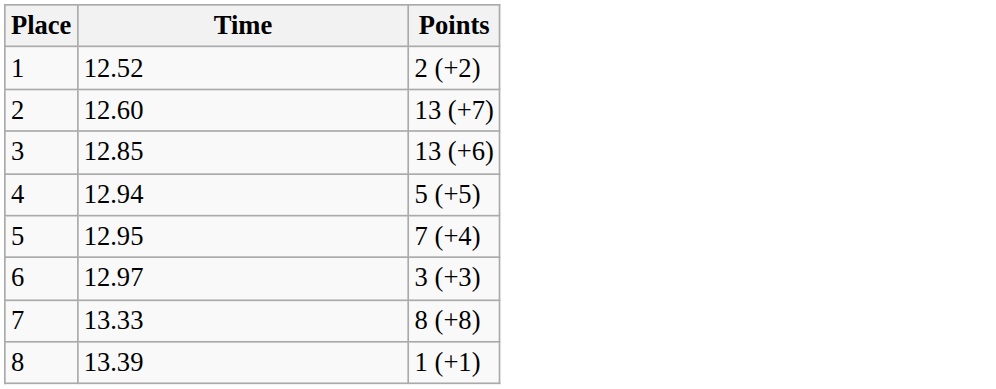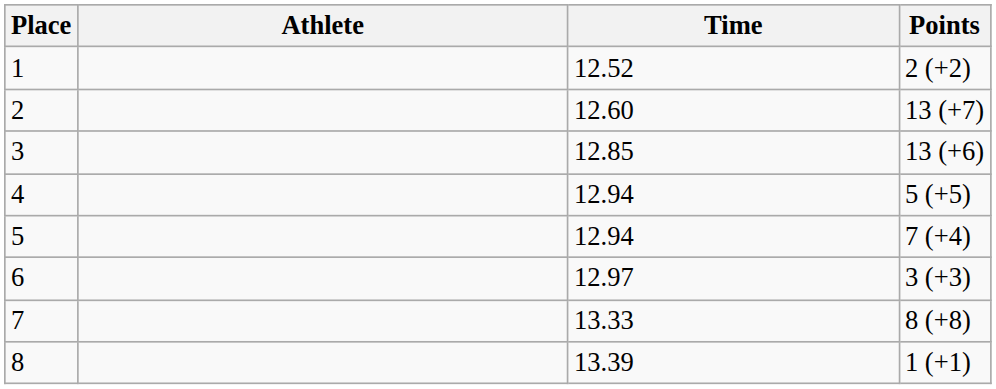+ column: (323, 25)
(114, 236) 12.95 -> (604, 236) 12.94
